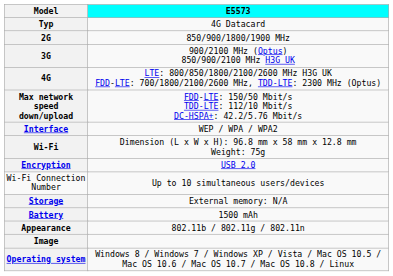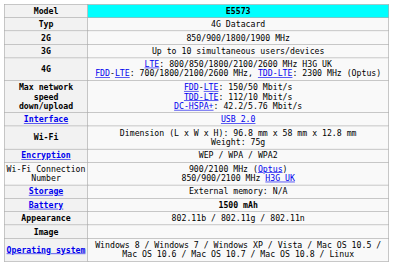(238, 56) 900/2100 MHz (Optus) 850/900/2100 MHz H3G UK -> (238, 51) Up to 10 simultaneous users/devices
(238, 129) WEP / WPA / WPA2 -> (238, 119) USB 2.0
(238, 165) USB 2.0 -> (238, 156) WEP / WPA / WPA2
(238, 183) Up to 10 simultaneous users/devices -> (238, 174) 900/2100 MHz (Optus) 850/900/2100 MHz H3G UK
(238, 215) normal -> (238, 205) bold
